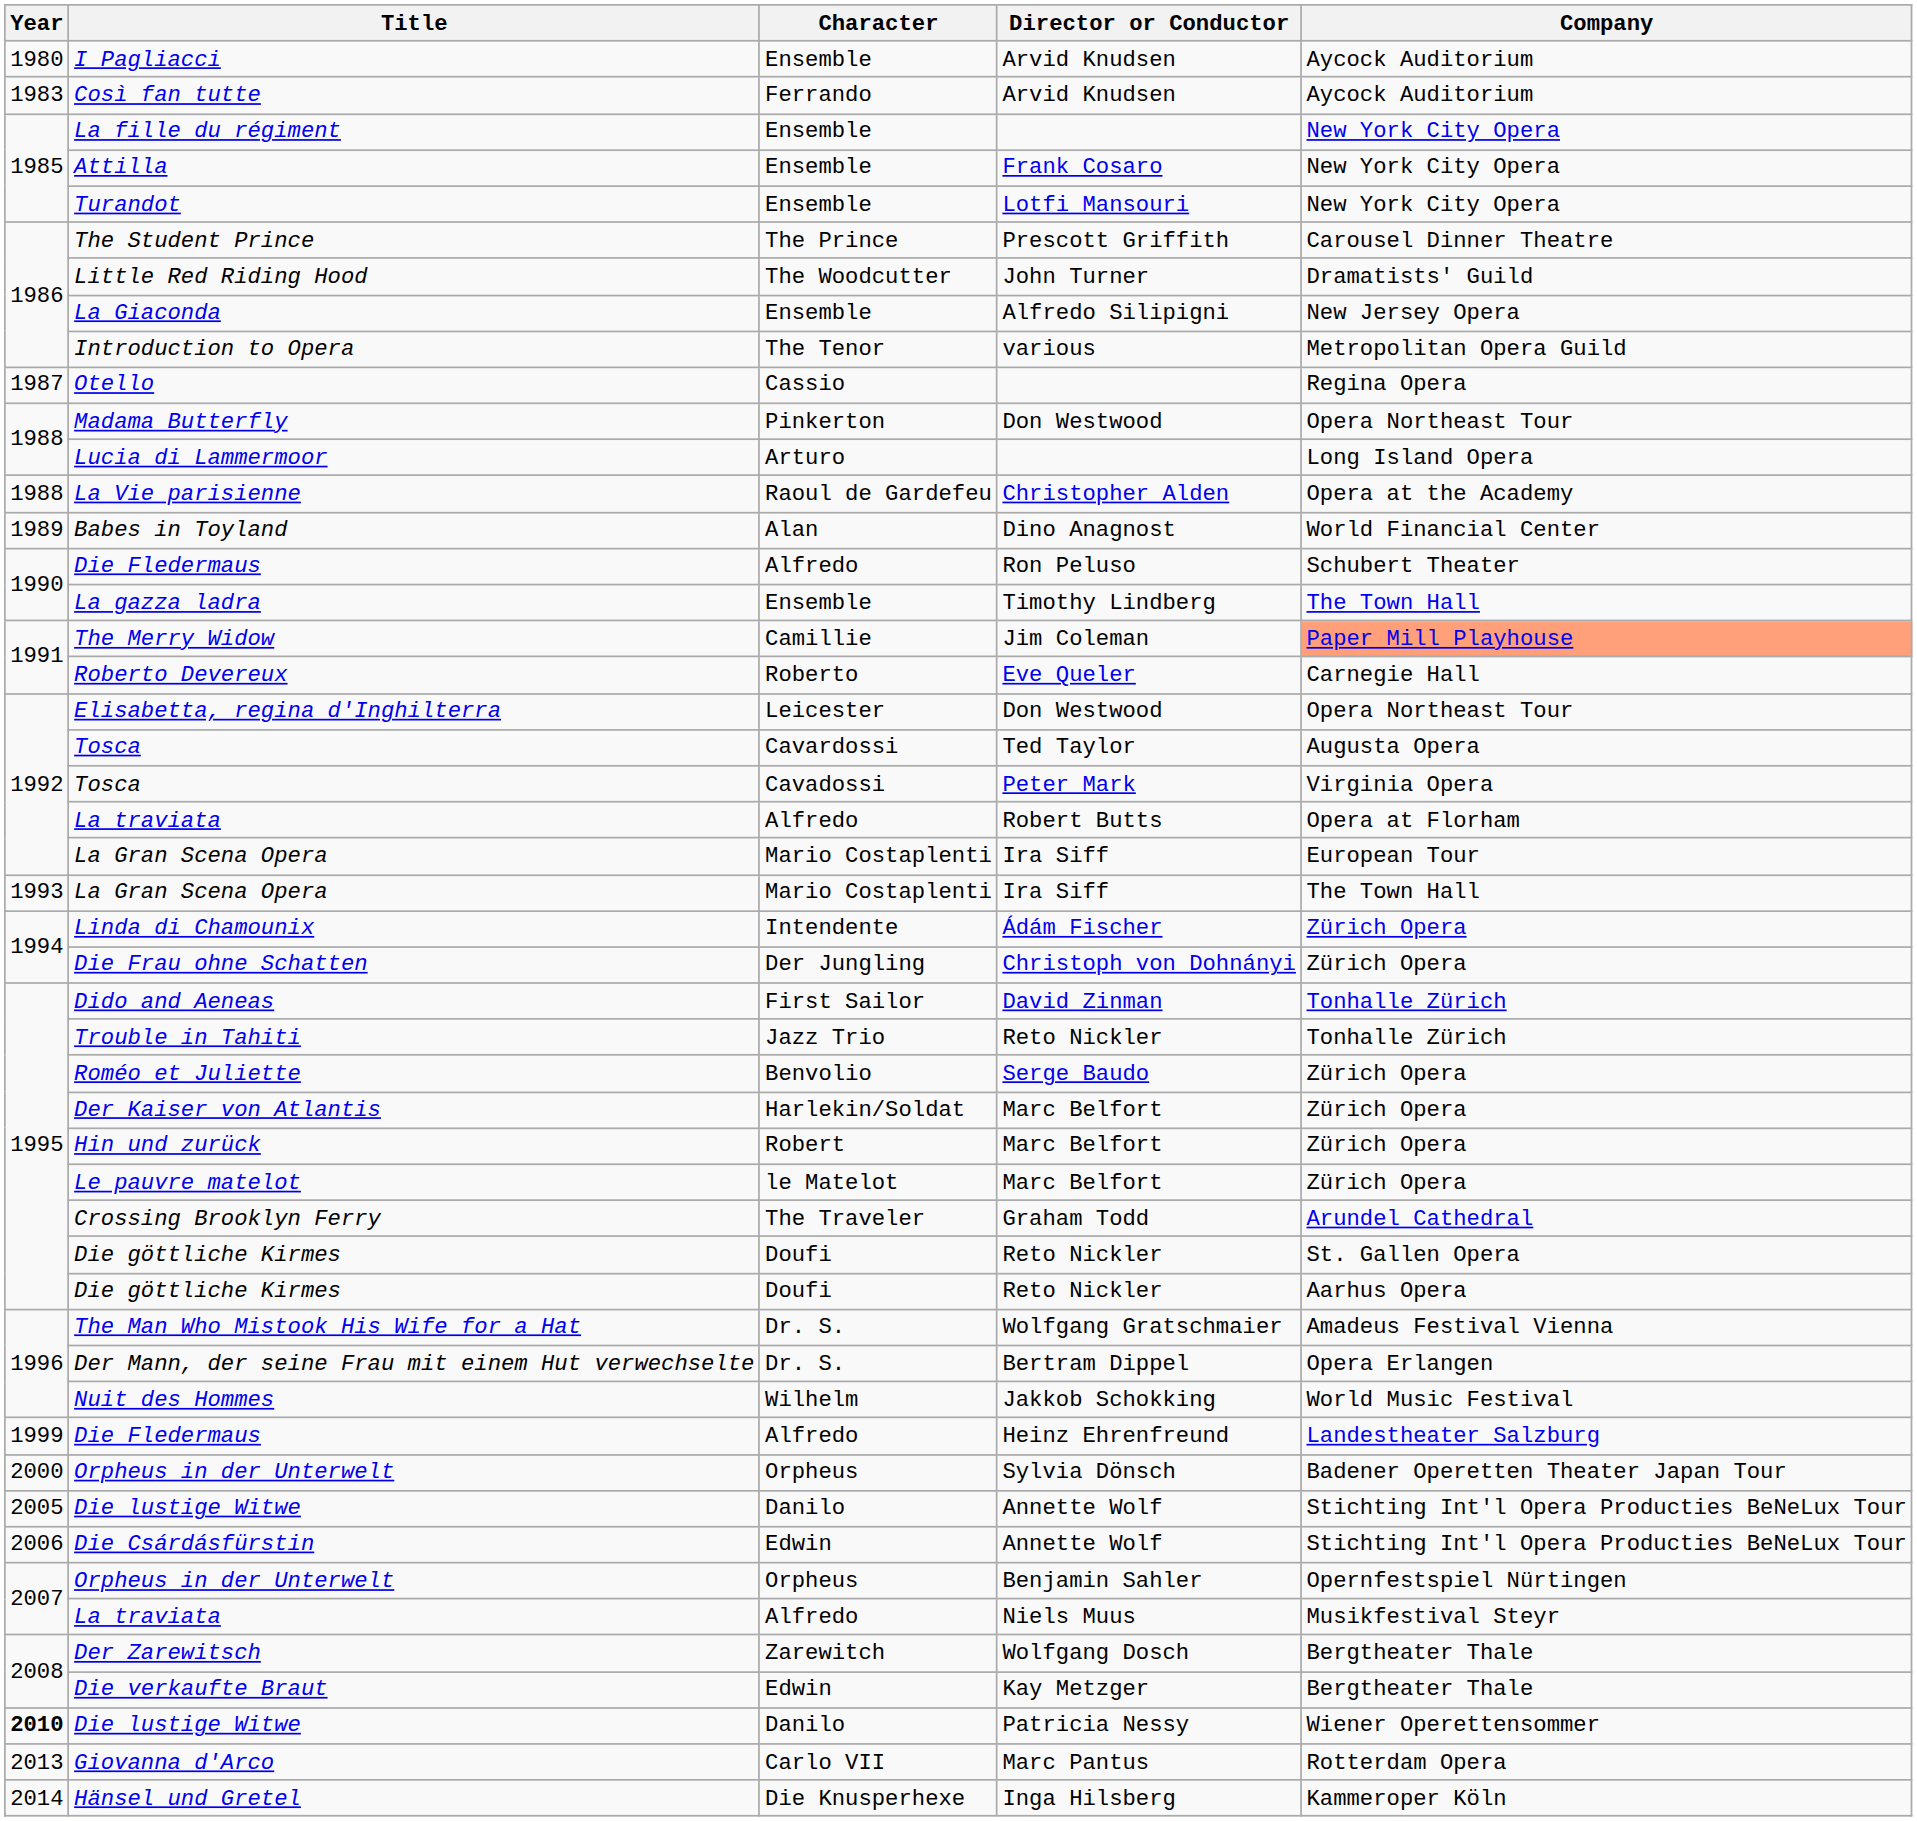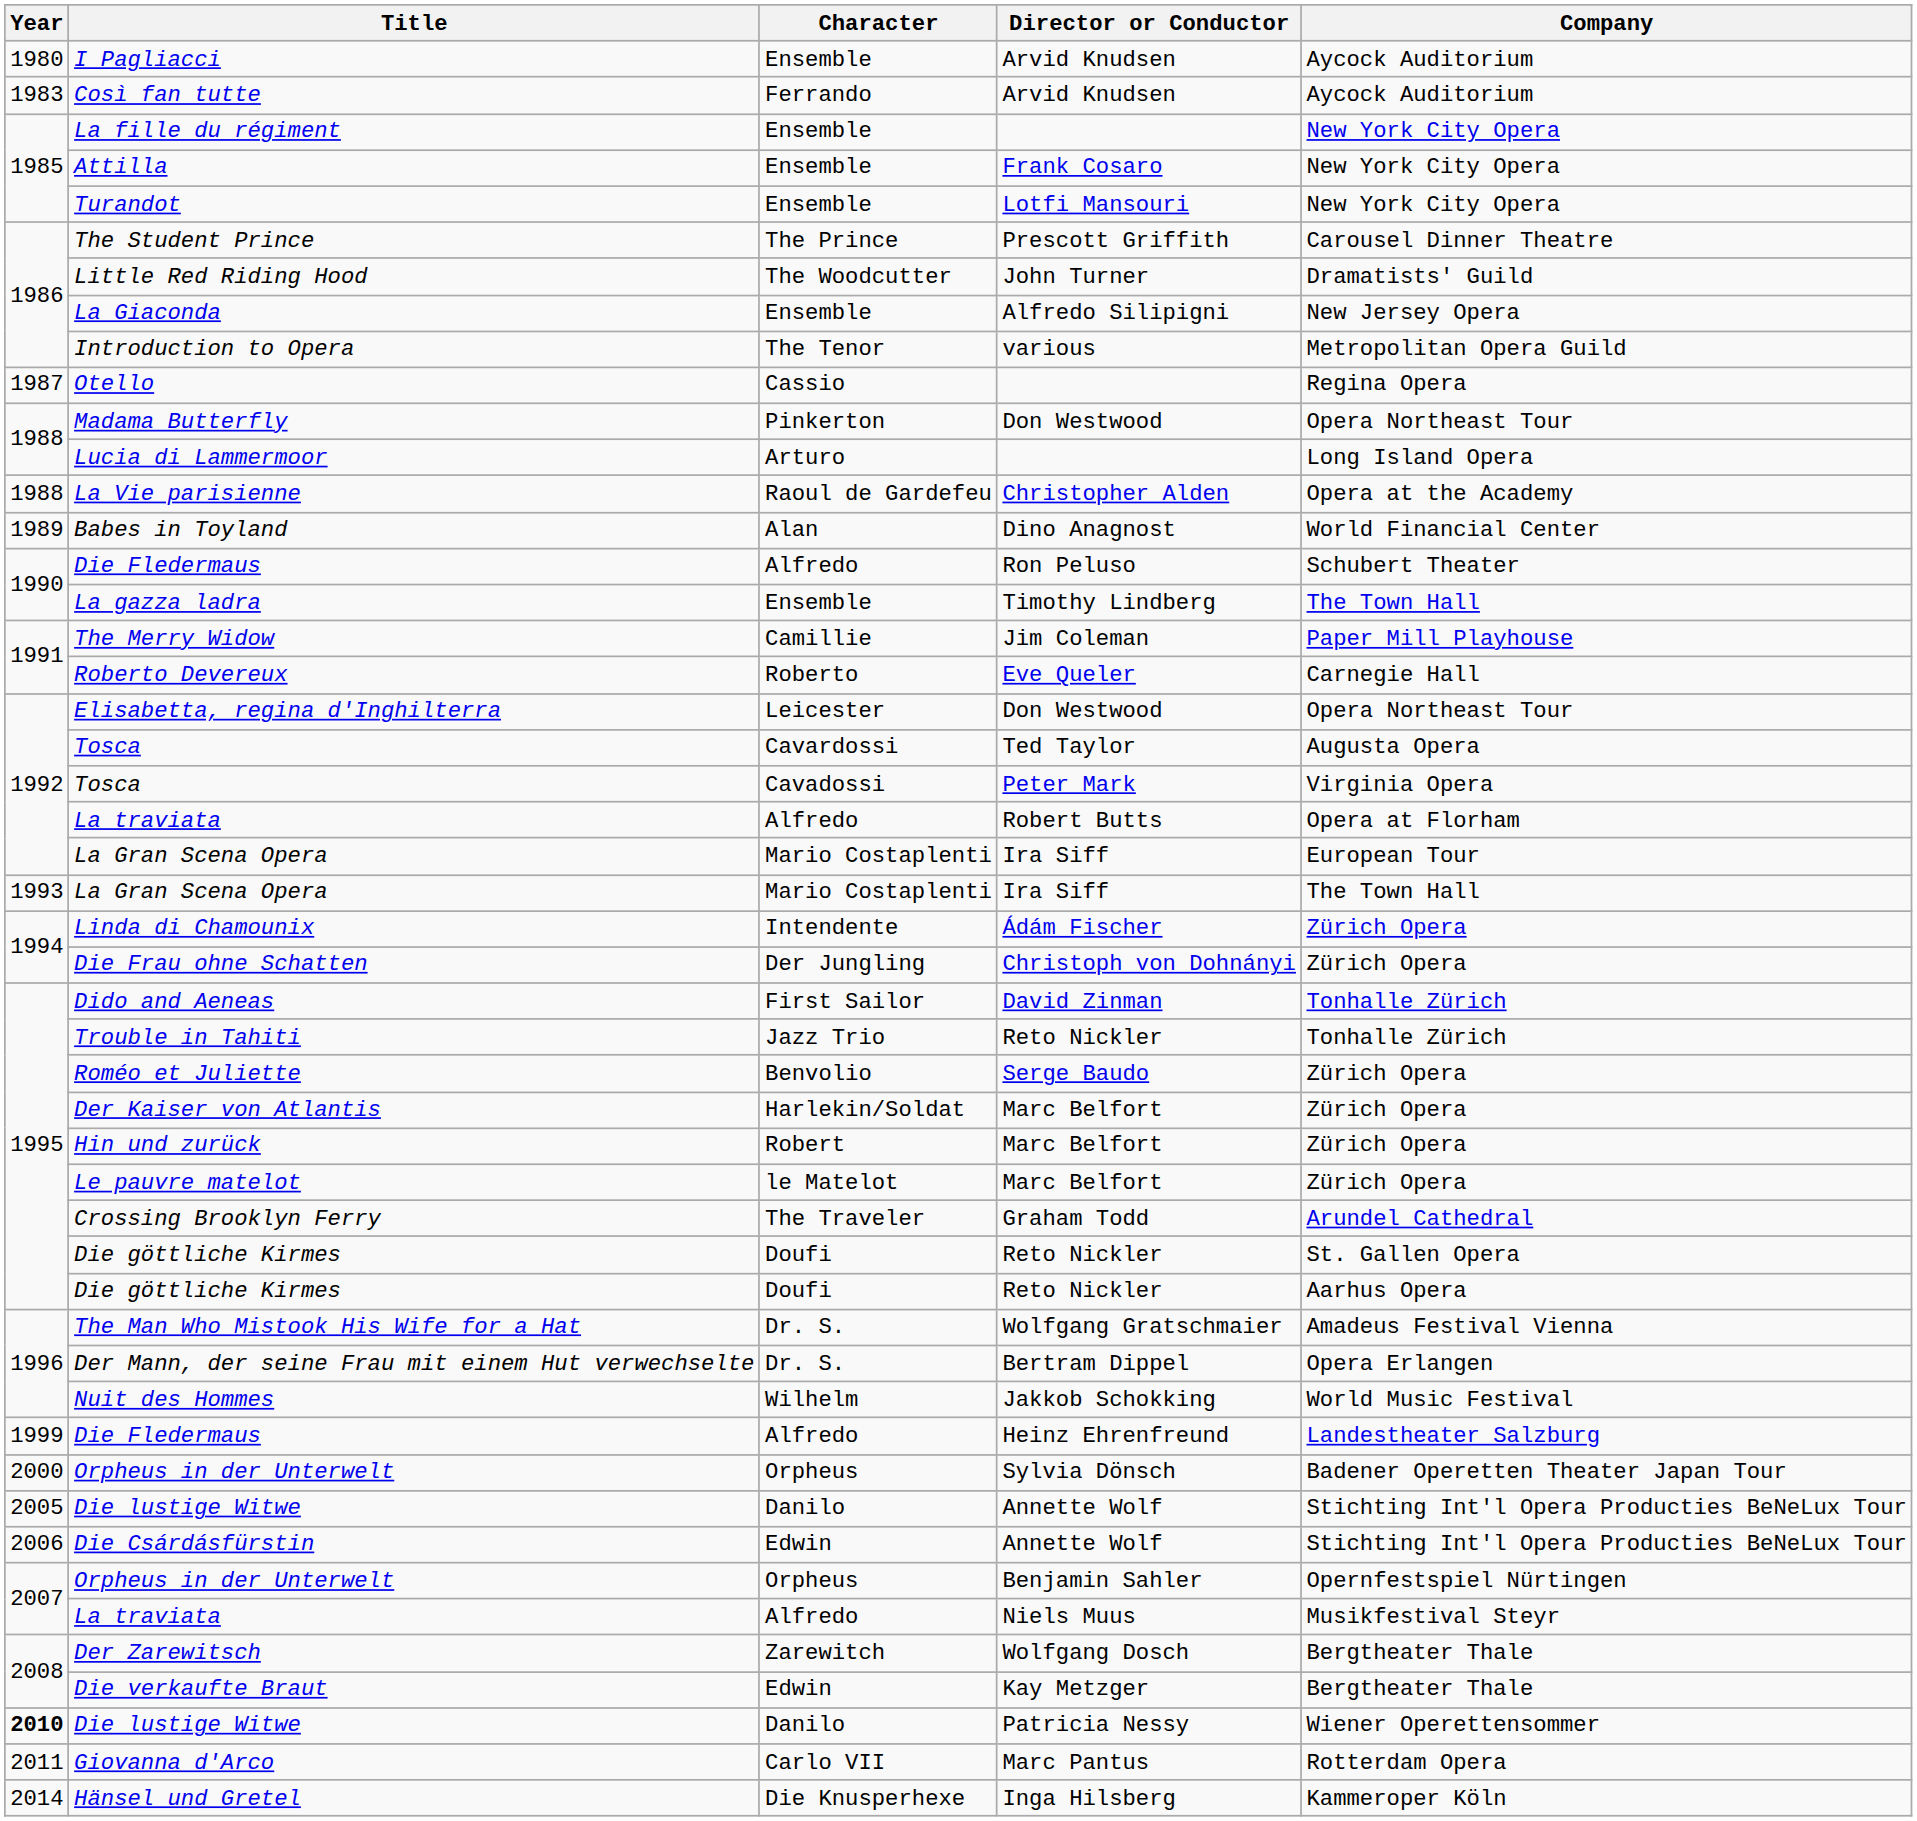(1440, 639) lightsalmon background -> (1440, 639) no background
(37, 1762) 2013 -> (37, 1762) 2011
